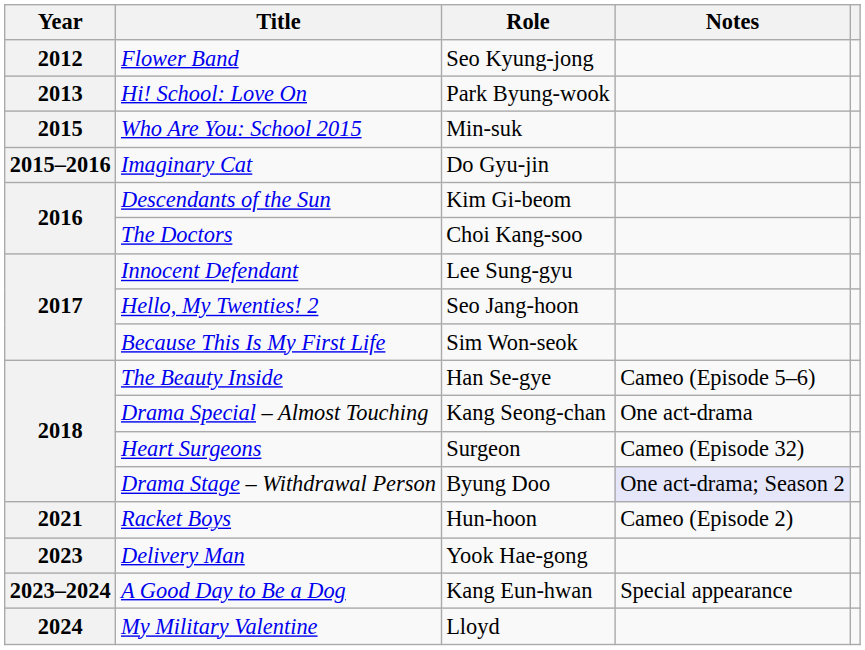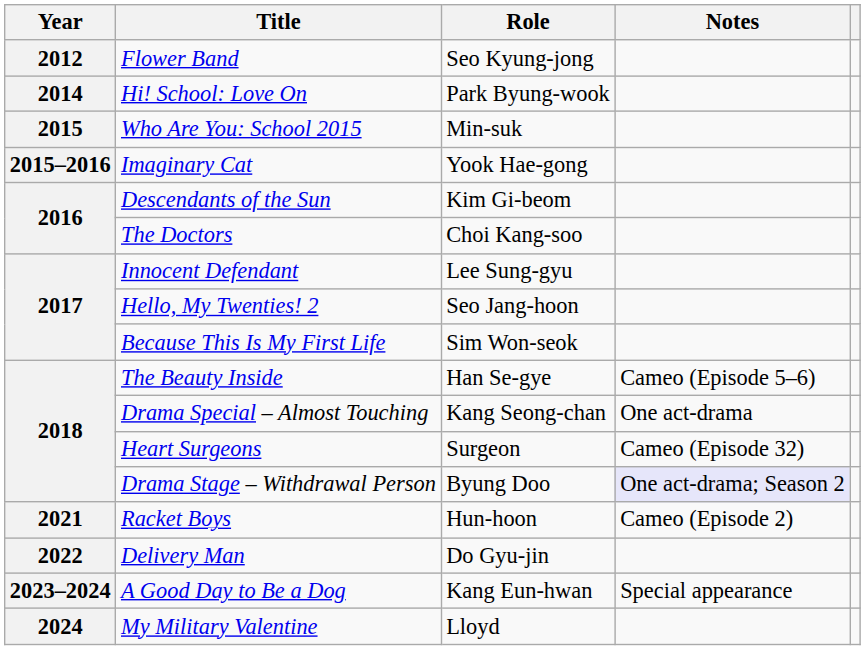(60, 93) 2013 -> (60, 93) 2014
(498, 164) Do Gyu-jin -> (517, 164) Yook Hae-gong
(60, 555) 2023 -> (60, 555) 2022
(517, 555) Yook Hae-gong -> (498, 555) Do Gyu-jin
